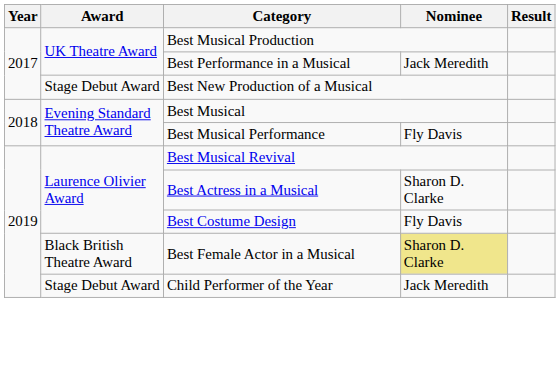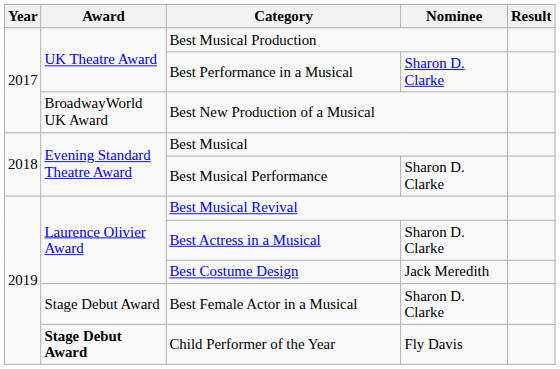(446, 63) Jack Meredith -> (435, 71) Sharon D. Clarke
(102, 87) Stage Debut Award -> (94, 112) BroadwayWorld UK Award
(433, 134) Fly Davis -> (435, 176) Sharon D. Clarke
(433, 221) Fly Davis -> (447, 272) Jack Meredith
(88, 253) Black British Theatre Award -> (102, 304) Stage Debut Award
(434, 253) khaki background -> (435, 304) no background
(102, 285) normal -> (83, 344) bold
(446, 285) Jack Meredith -> (434, 344) Fly Davis
